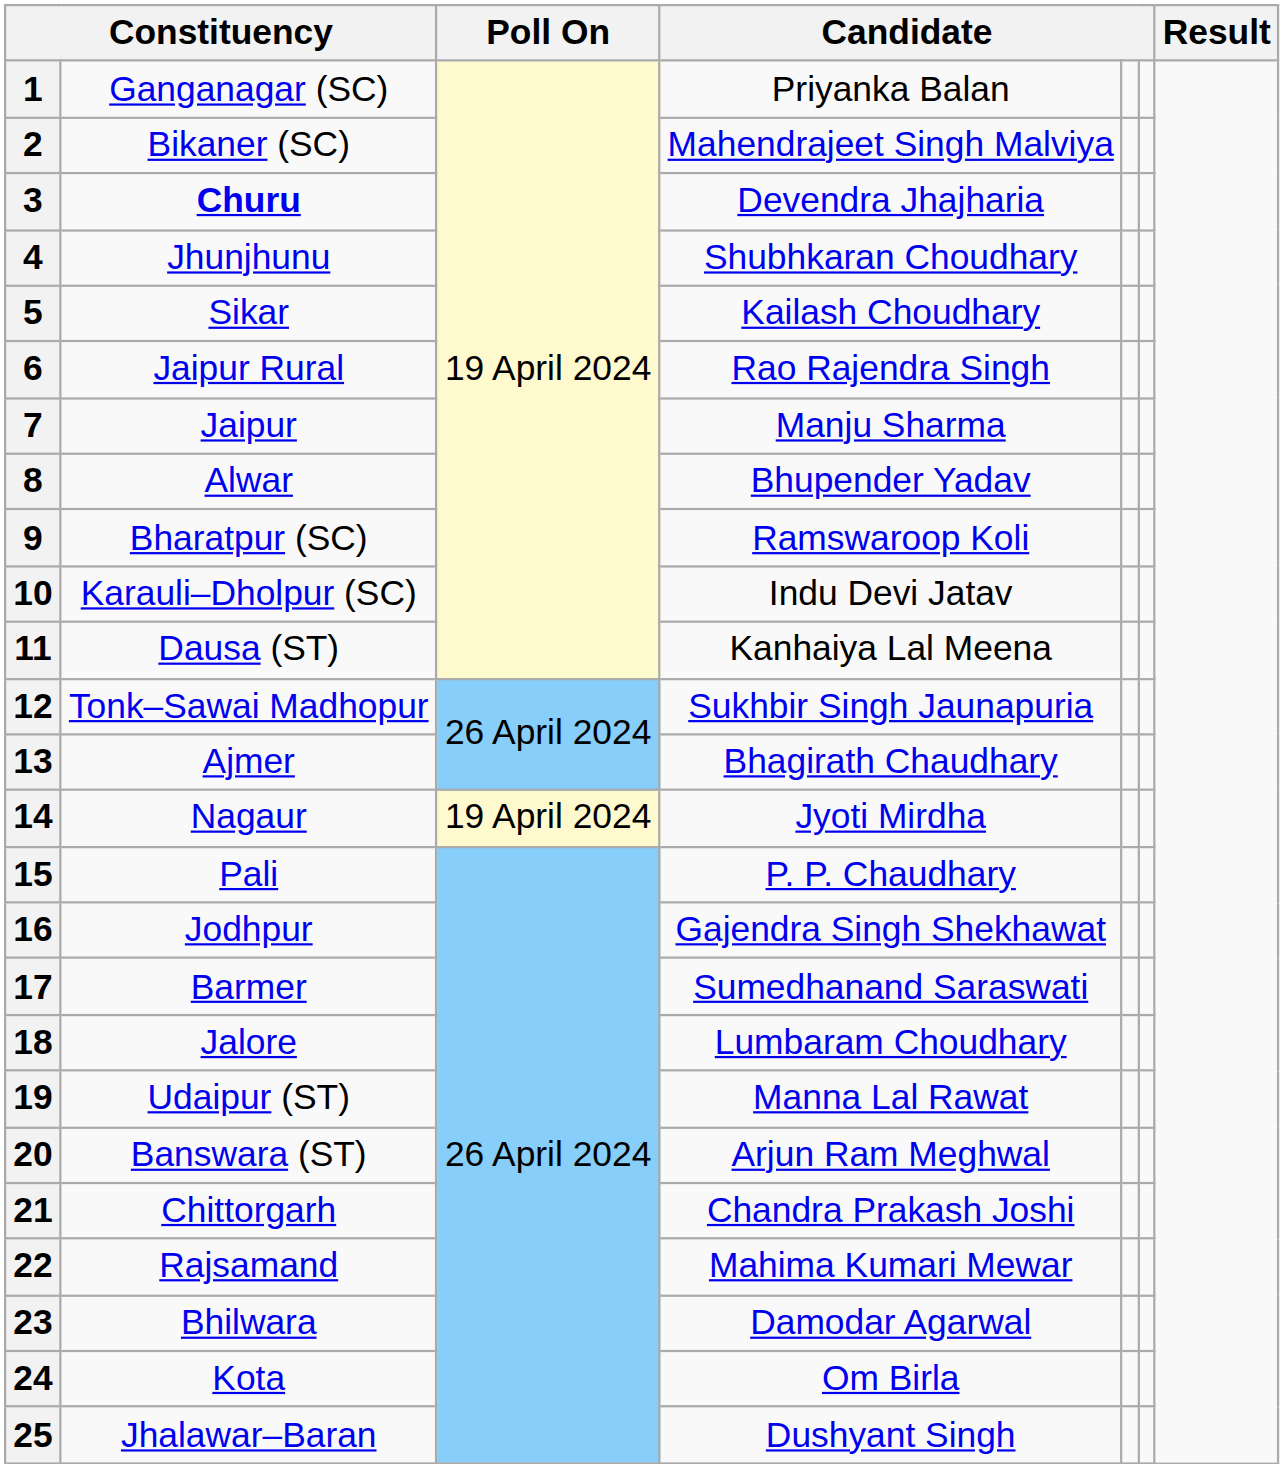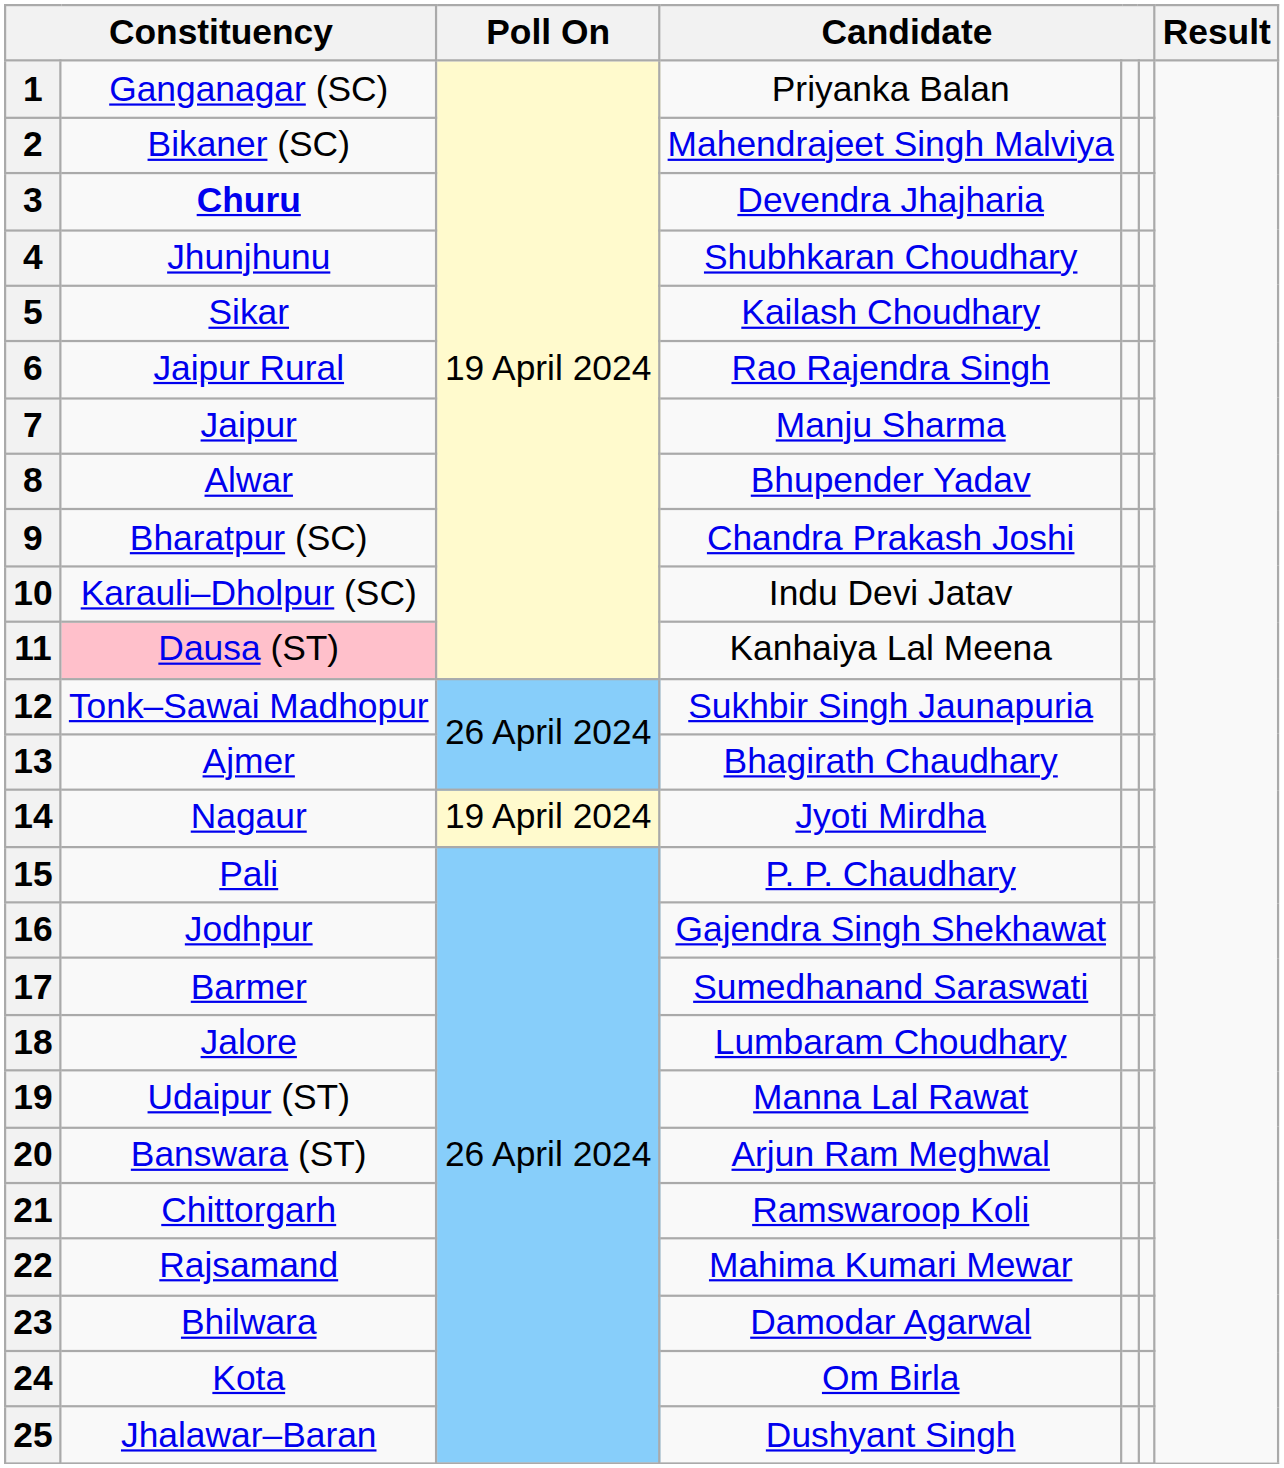(891, 537) Ramswaroop Koli -> (891, 537) Chandra Prakash Joshi
(249, 649) no background -> (249, 649) pink background
(891, 1210) Chandra Prakash Joshi -> (891, 1210) Ramswaroop Koli
